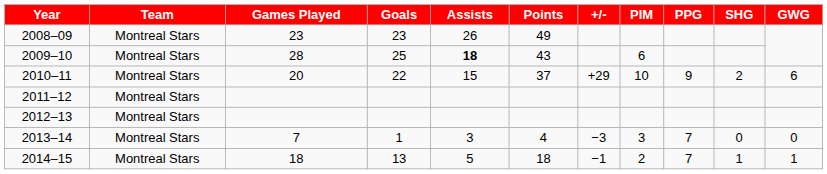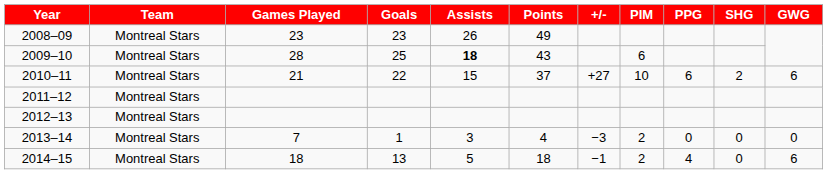(296, 76) 20 -> (296, 76) 21
(599, 76) +29 -> (599, 76) +27
(688, 76) 9 -> (688, 76) 6
(642, 138) 3 -> (642, 138) 2
(688, 138) 7 -> (688, 138) 0
(688, 158) 7 -> (688, 158) 4
(739, 158) 1 -> (739, 158) 0
(794, 158) 1 -> (794, 158) 6
